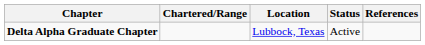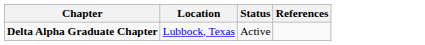- column: (205, 13)
